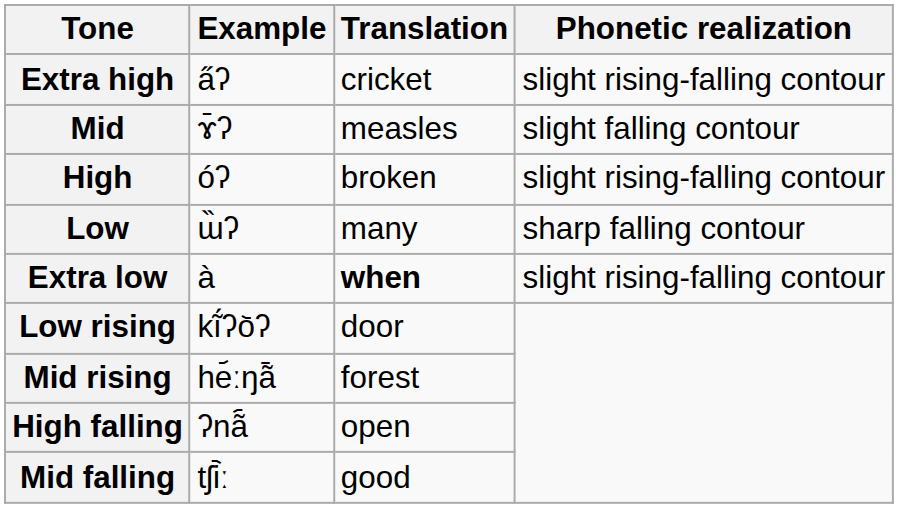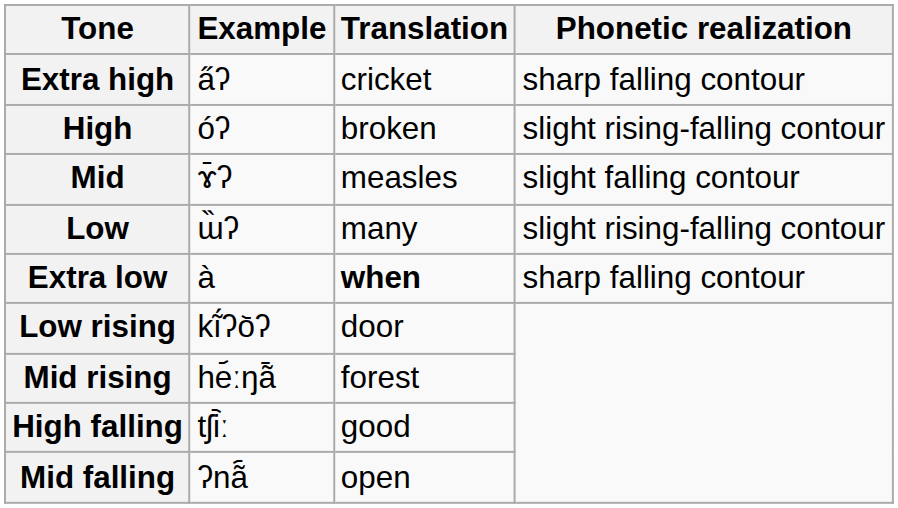(704, 79) slight rising-falling contour -> (664, 79) sharp falling contour
rows swapped: (98, 178) <-> (98, 128)
(664, 228) sharp falling contour -> (704, 228) slight rising-falling contour
(704, 278) slight rising-falling contour -> (664, 278) sharp falling contour
(223, 427) ʔnã᷇ -> (213, 427) tʃi᷆ː
(376, 427) open -> (376, 427) good
(213, 476) tʃi᷆ː -> (223, 476) ʔnã᷇
(376, 476) good -> (376, 476) open
